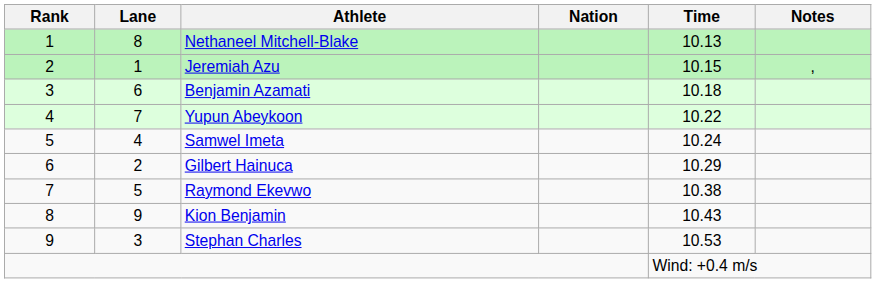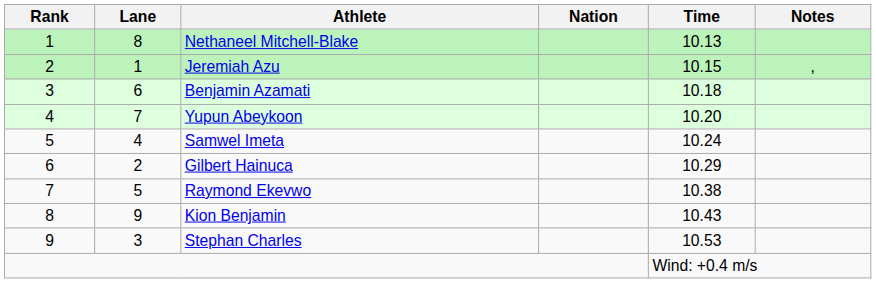(702, 116) 10.22 -> (702, 116) 10.20
